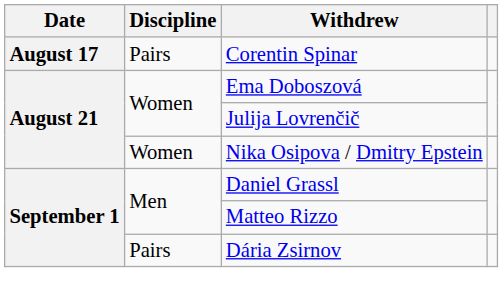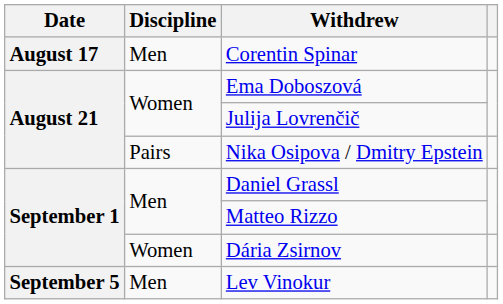(150, 53) Pairs -> (148, 53) Men
(161, 151) Women -> (150, 151) Pairs
(150, 250) Pairs -> (161, 250) Women
+ row: (278, 282)
